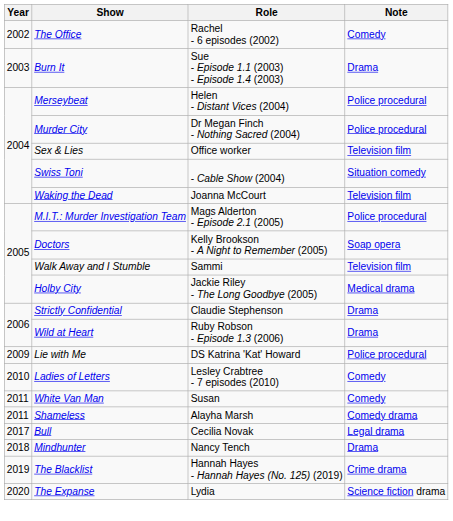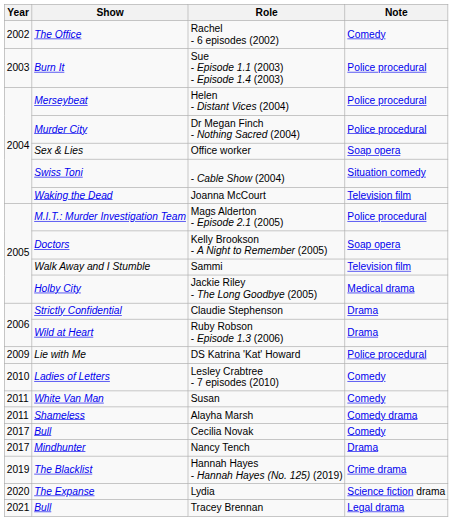(363, 68) Drama -> (387, 68) Police procedural
(379, 151) Television film -> (374, 151) Soap opera
(376, 431) Legal drama -> (366, 431) Comedy
(18, 447) 2018 -> (18, 447) 2017
+ row: (227, 508)
